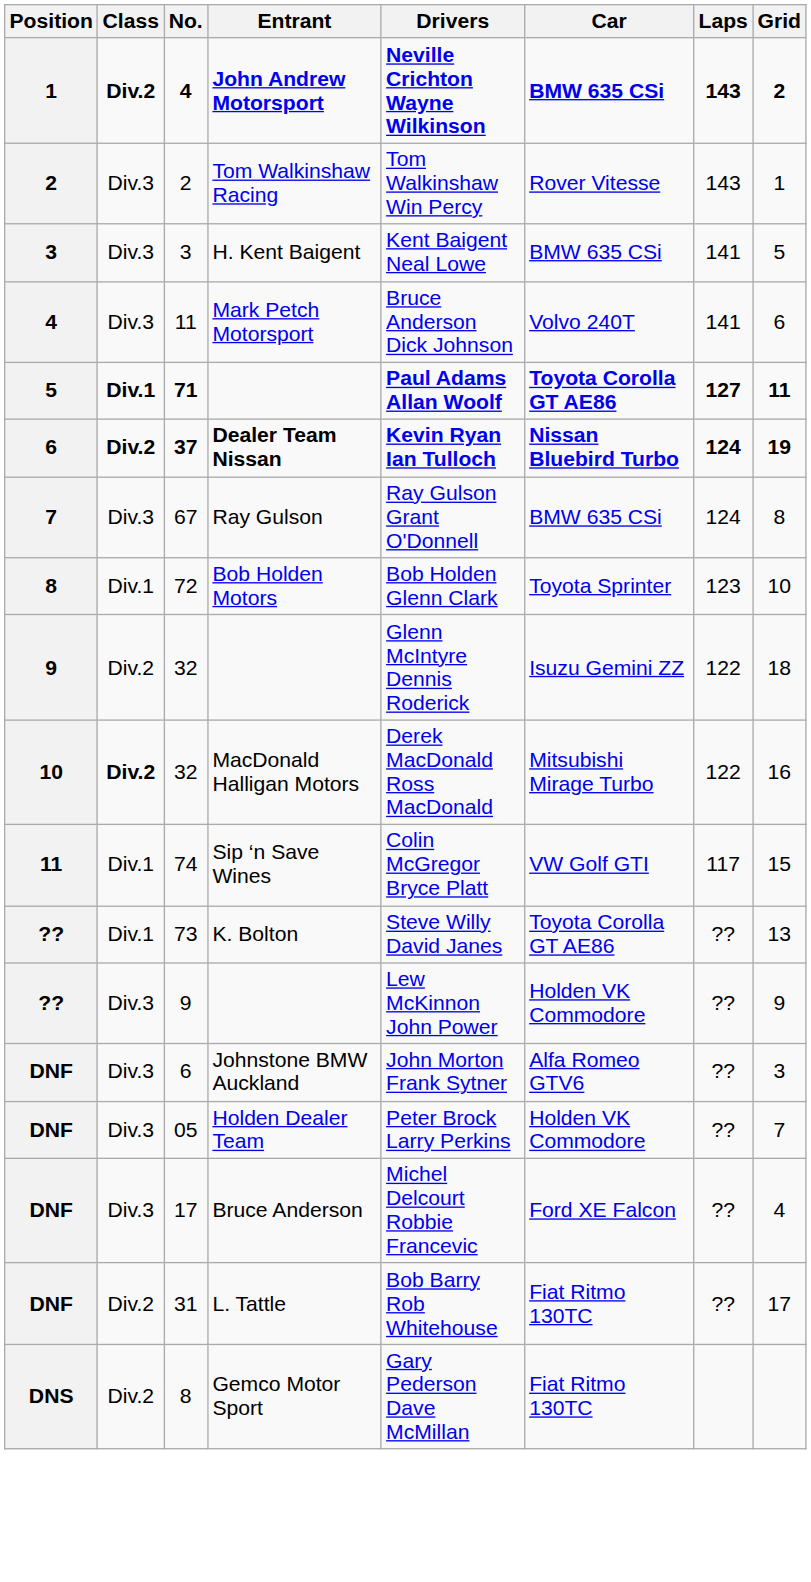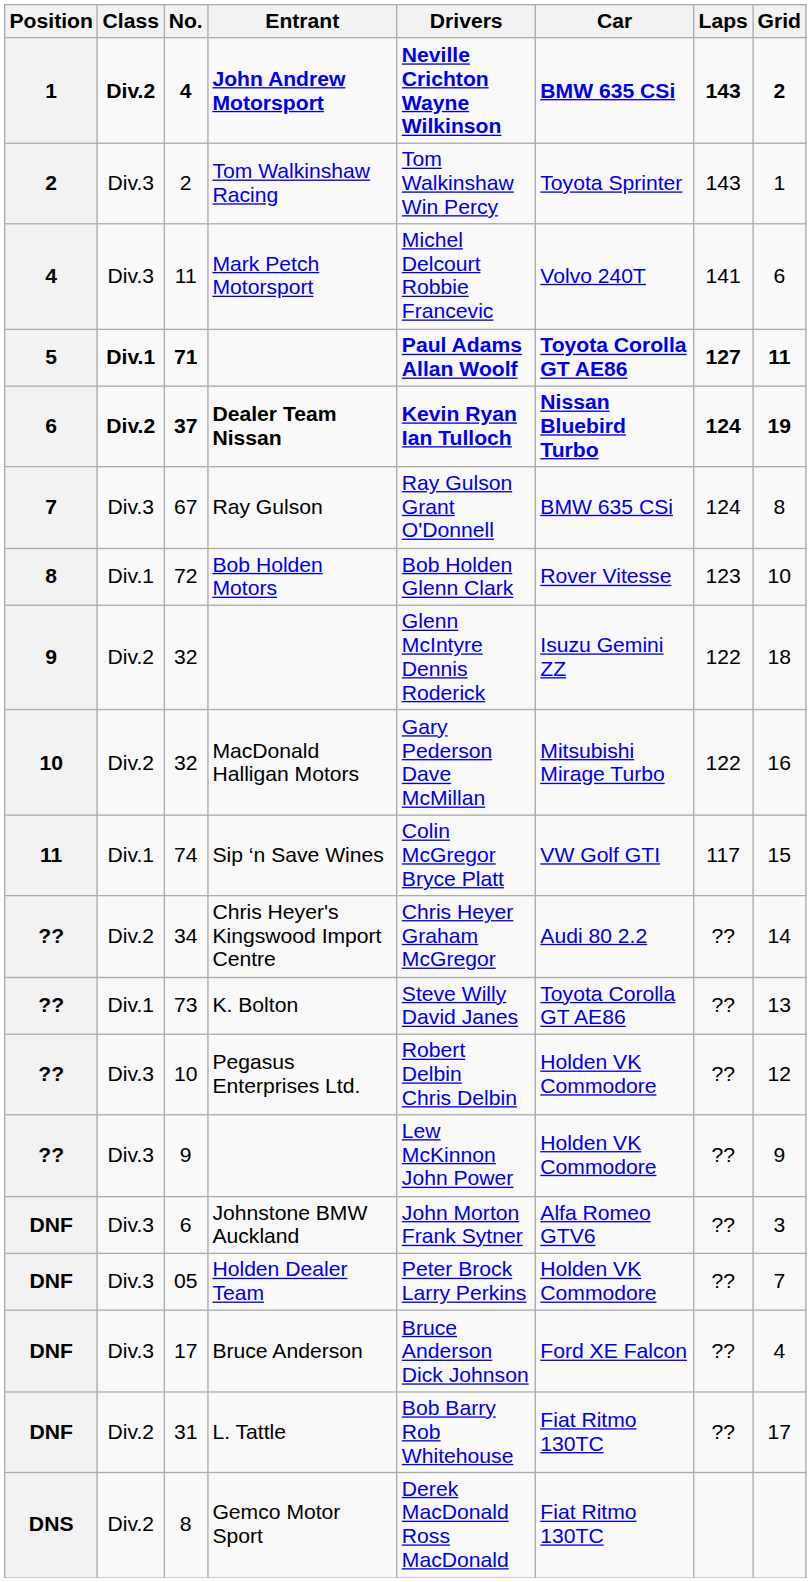(595, 183) Rover Vitesse -> (611, 183) Toyota Sprinter
- row: (186, 252)
(449, 321) Bruce Anderson Dick Johnson -> (448, 276) Michel Delcourt Robbie Francevic
(600, 586) Toyota Sprinter -> (606, 576) Rover Vitesse
(131, 771) bold -> (131, 762) normal
(440, 771) Derek MacDonald Ross MacDonald -> (447, 762) Gary Pederson Dave McMillan
+ row: (186, 936)
+ row: (186, 1074)
(432, 1210) Michel Delcourt Robbie Francevic -> (465, 1350) Bruce Anderson Dick Johnson
(431, 1396) Gary Pederson Dave McMillan -> (455, 1524) Derek MacDonald Ross MacDonald
